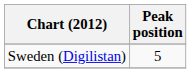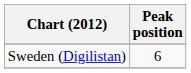(158, 56) 5 -> (158, 56) 6
